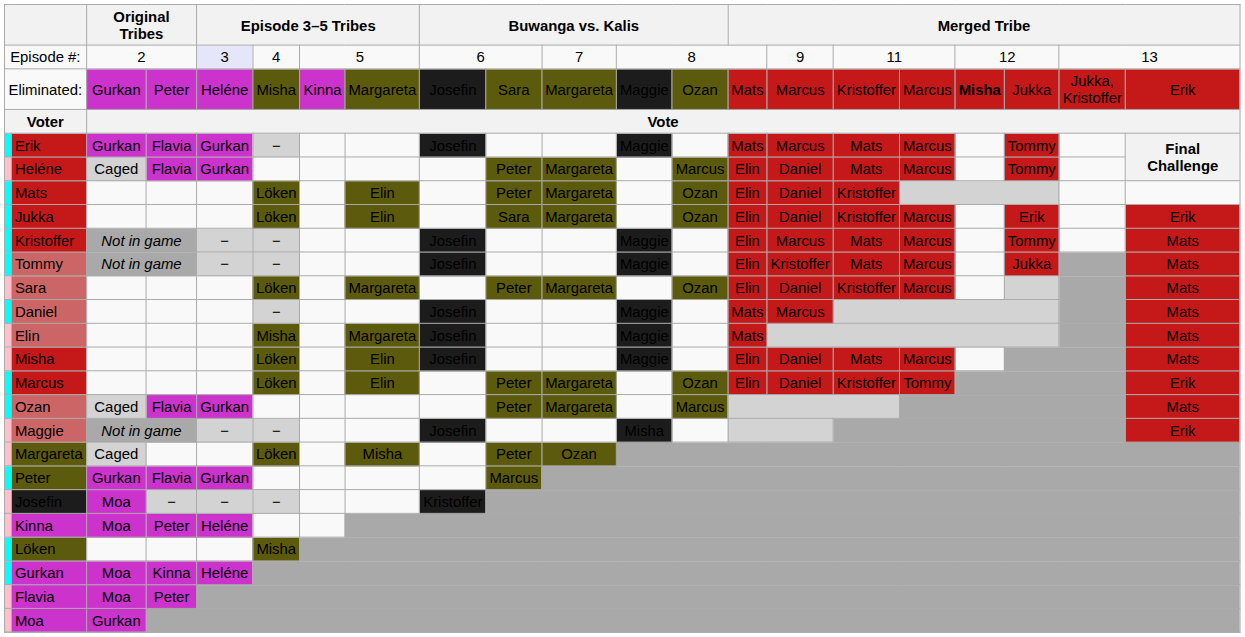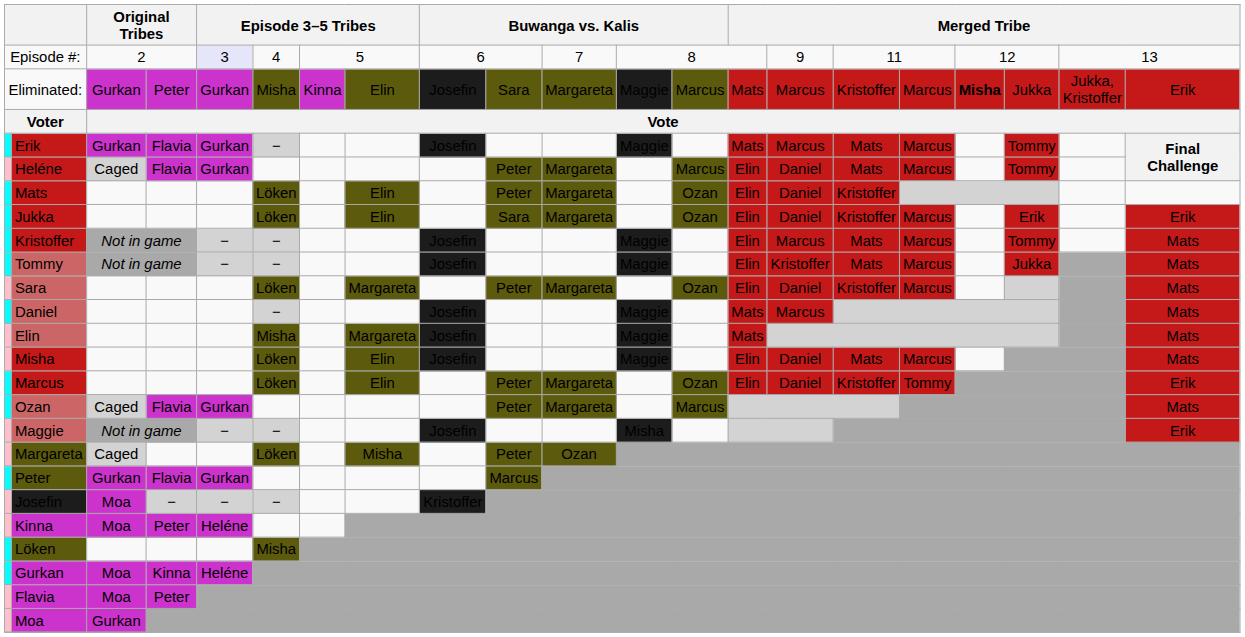(225, 89) Heléne -> (225, 89) Gurkan
(382, 89) Margareta -> (382, 89) Elin
(700, 89) Ozan -> (700, 89) Marcus
